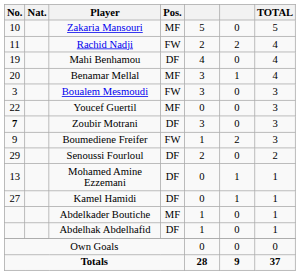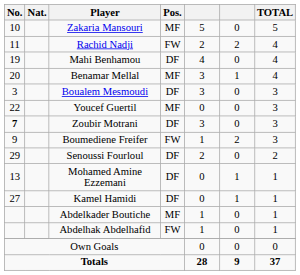(172, 91) FW -> (172, 91) DF
(172, 230) DF -> (172, 230) FW
